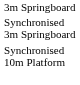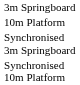+ row: (35, 22)
